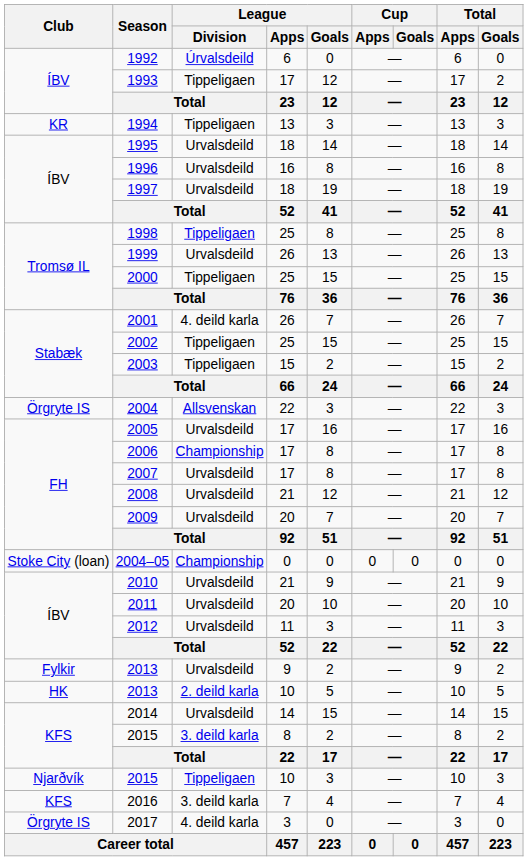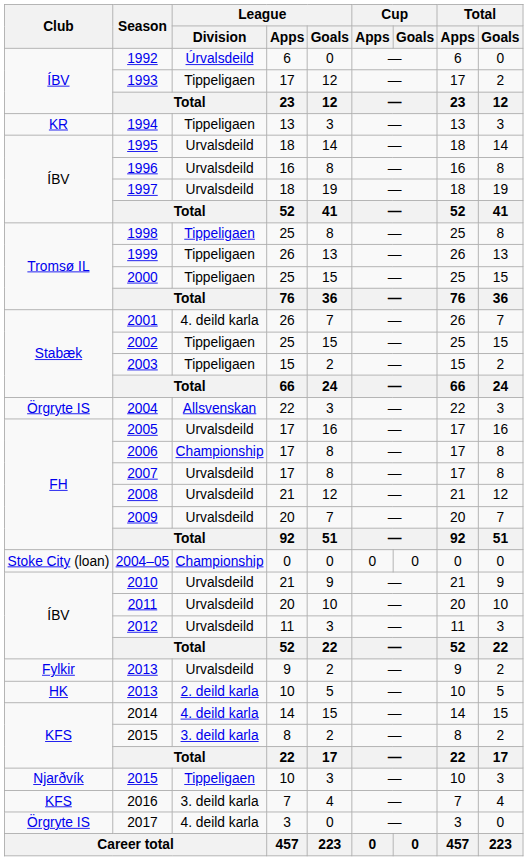(220, 255) Urvalsdeild -> (220, 255) Tippeligaen
(220, 713) Urvalsdeild -> (220, 713) 4. deild karla
